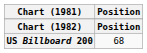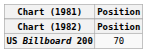(119, 41) 68 -> (119, 41) 70
